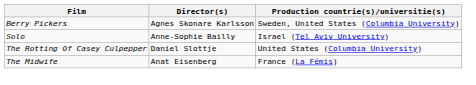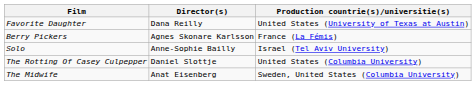+ row: (46, 23)
(359, 23) Sweden, United States (Columbia University) -> (298, 36) France (La Fémis)
(298, 62) France (La Fémis) -> (359, 74) Sweden, United States (Columbia University)
